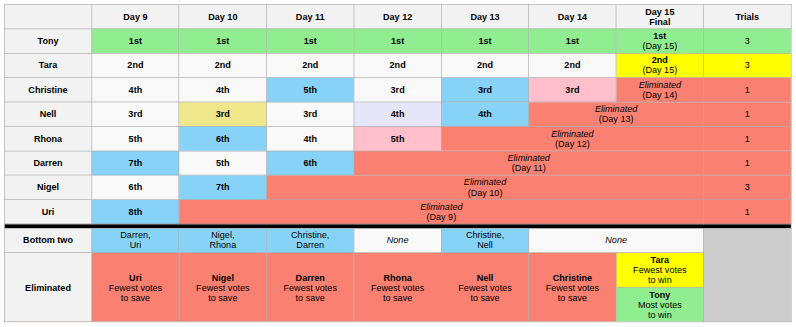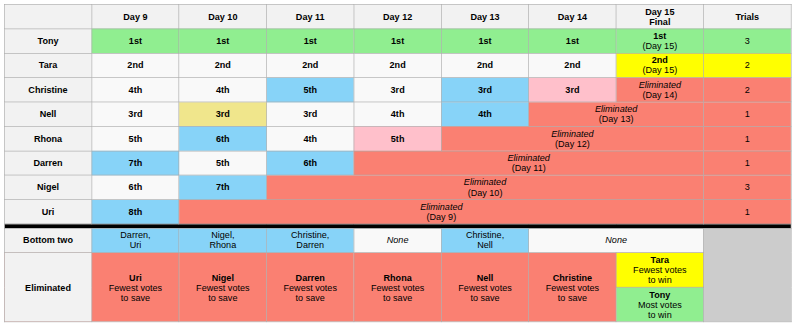(747, 66) 3 -> (747, 66) 2
(747, 90) 1 -> (747, 90) 2
(398, 115) lavender background -> (398, 115) no background
